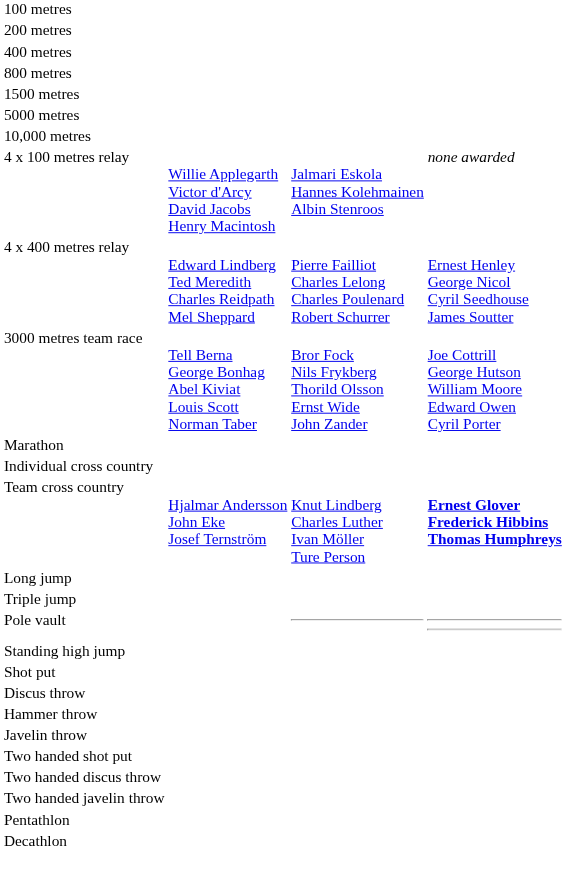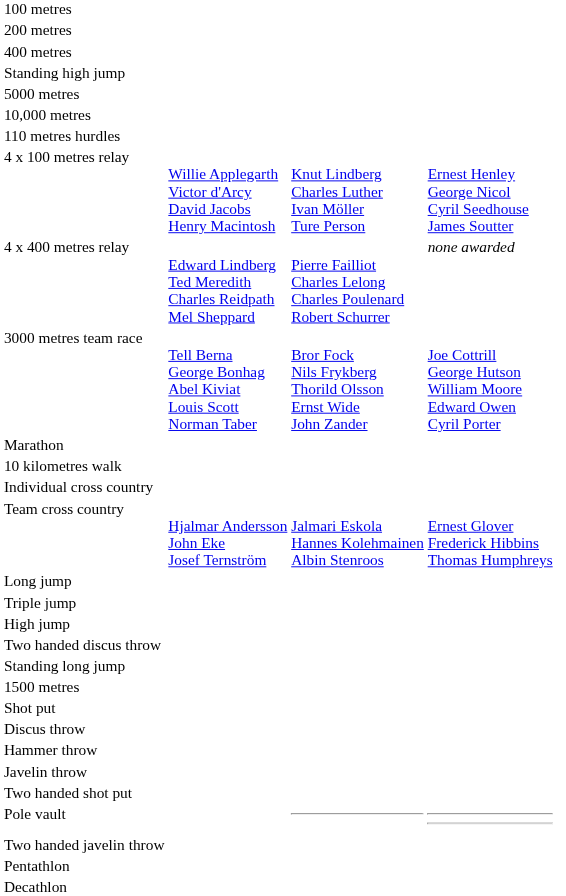- row: (38, 72)
rows swapped: (42, 94) <-> (64, 650)
+ row: (62, 136)
(358, 191) Jalmari Eskola Hannes Kolehmainen Albin Stenroos -> (337, 200) Knut Lindberg Charles Luther Ivan Möller Ture Person
(471, 157) none awarded -> (478, 200) Ernest Henley George Nicol Cyril Seedhouse James Soutter
(478, 290) Ernest Henley George Nicol Cyril Seedhouse James Soutter -> (471, 247) none awarded
+ row: (63, 466)
(337, 530) Knut Lindberg Charles Luther Ivan Möller Ture Person -> (358, 543) Jalmari Eskola Hannes Kolehmainen Albin Stenroos
(495, 522) bold -> (490, 543) normal
+ row: (37, 623)
rows swapped: (35, 620) <-> (82, 777)
+ row: (64, 666)
